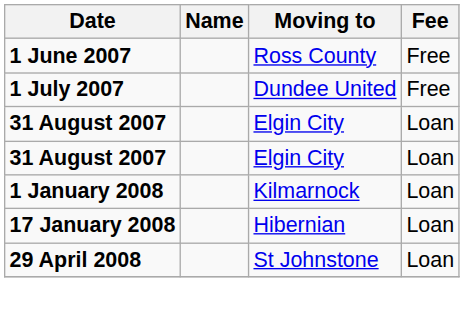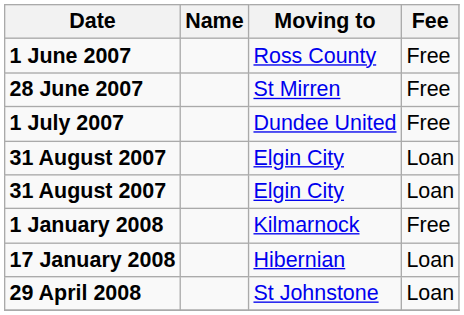+ row: (76, 89)
(430, 191) Loan -> (428, 225) Free
